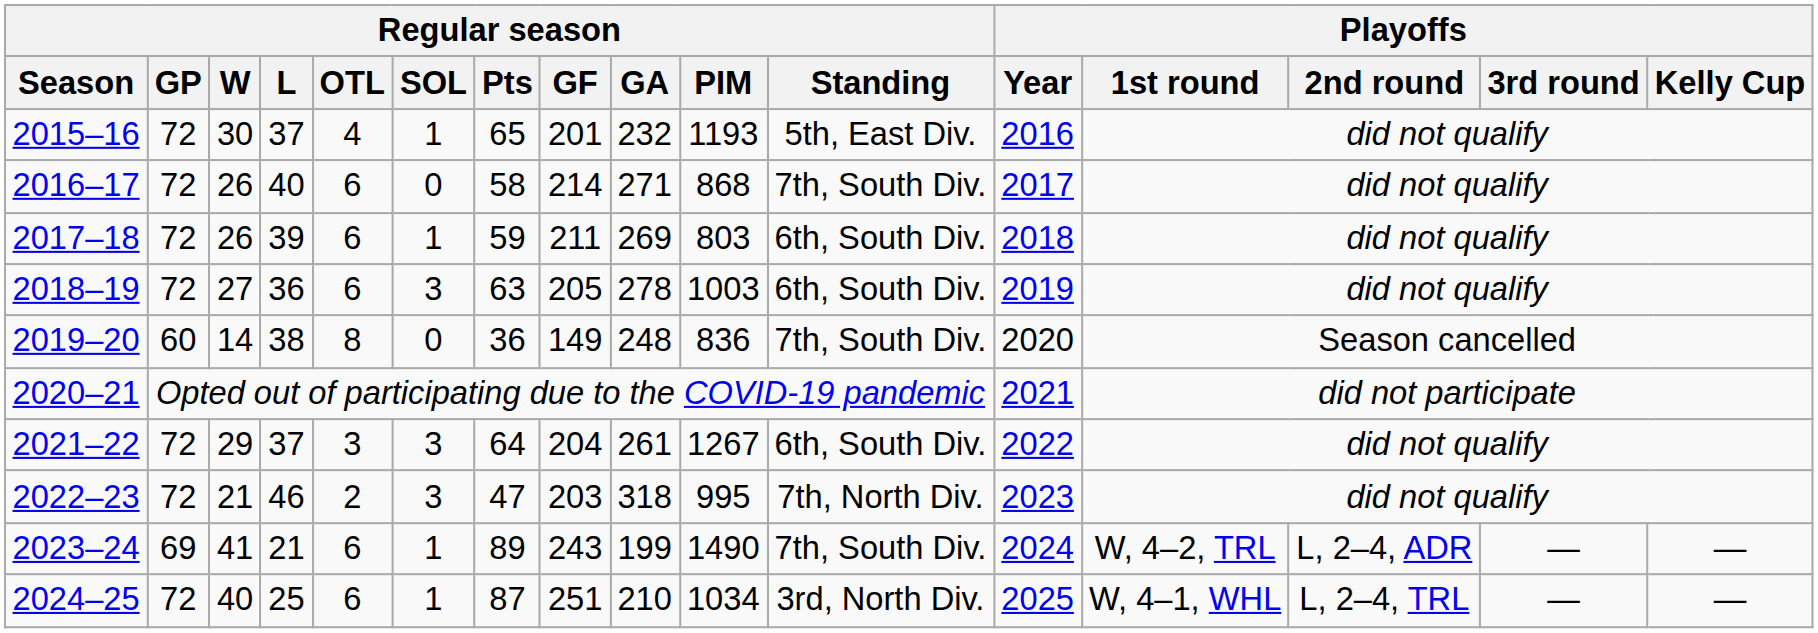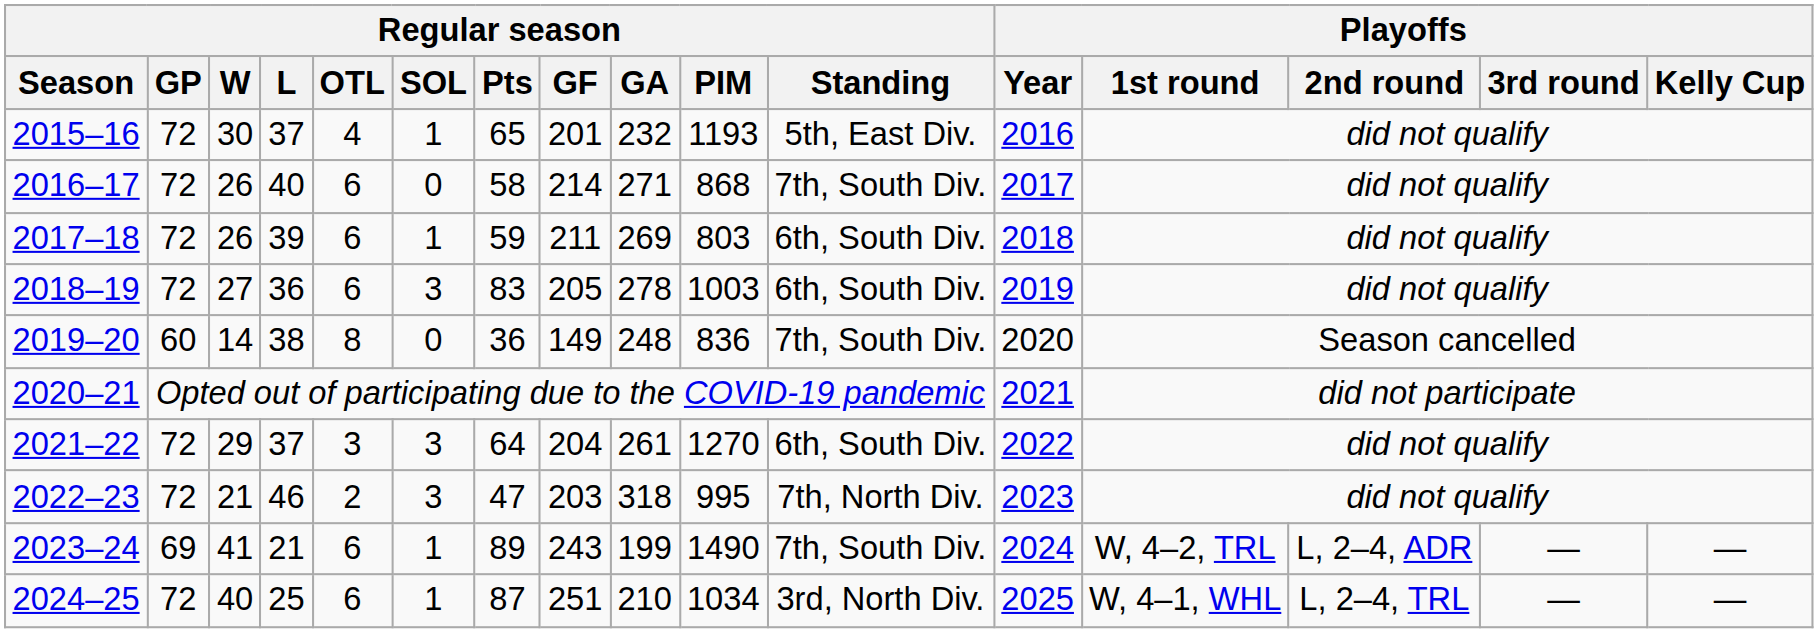(507, 289) 63 -> (507, 289) 83
(723, 444) 1267 -> (723, 444) 1270
